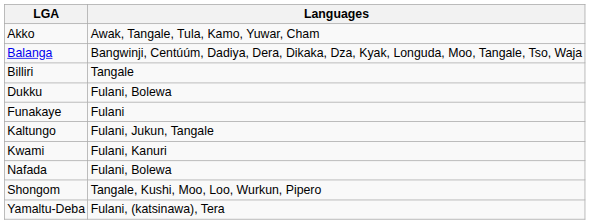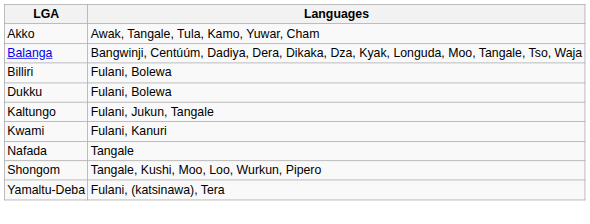(112, 72) Tangale -> (131, 72) Fulani, Bolewa
- row: (34, 111)
(131, 170) Fulani, Bolewa -> (112, 151) Tangale
